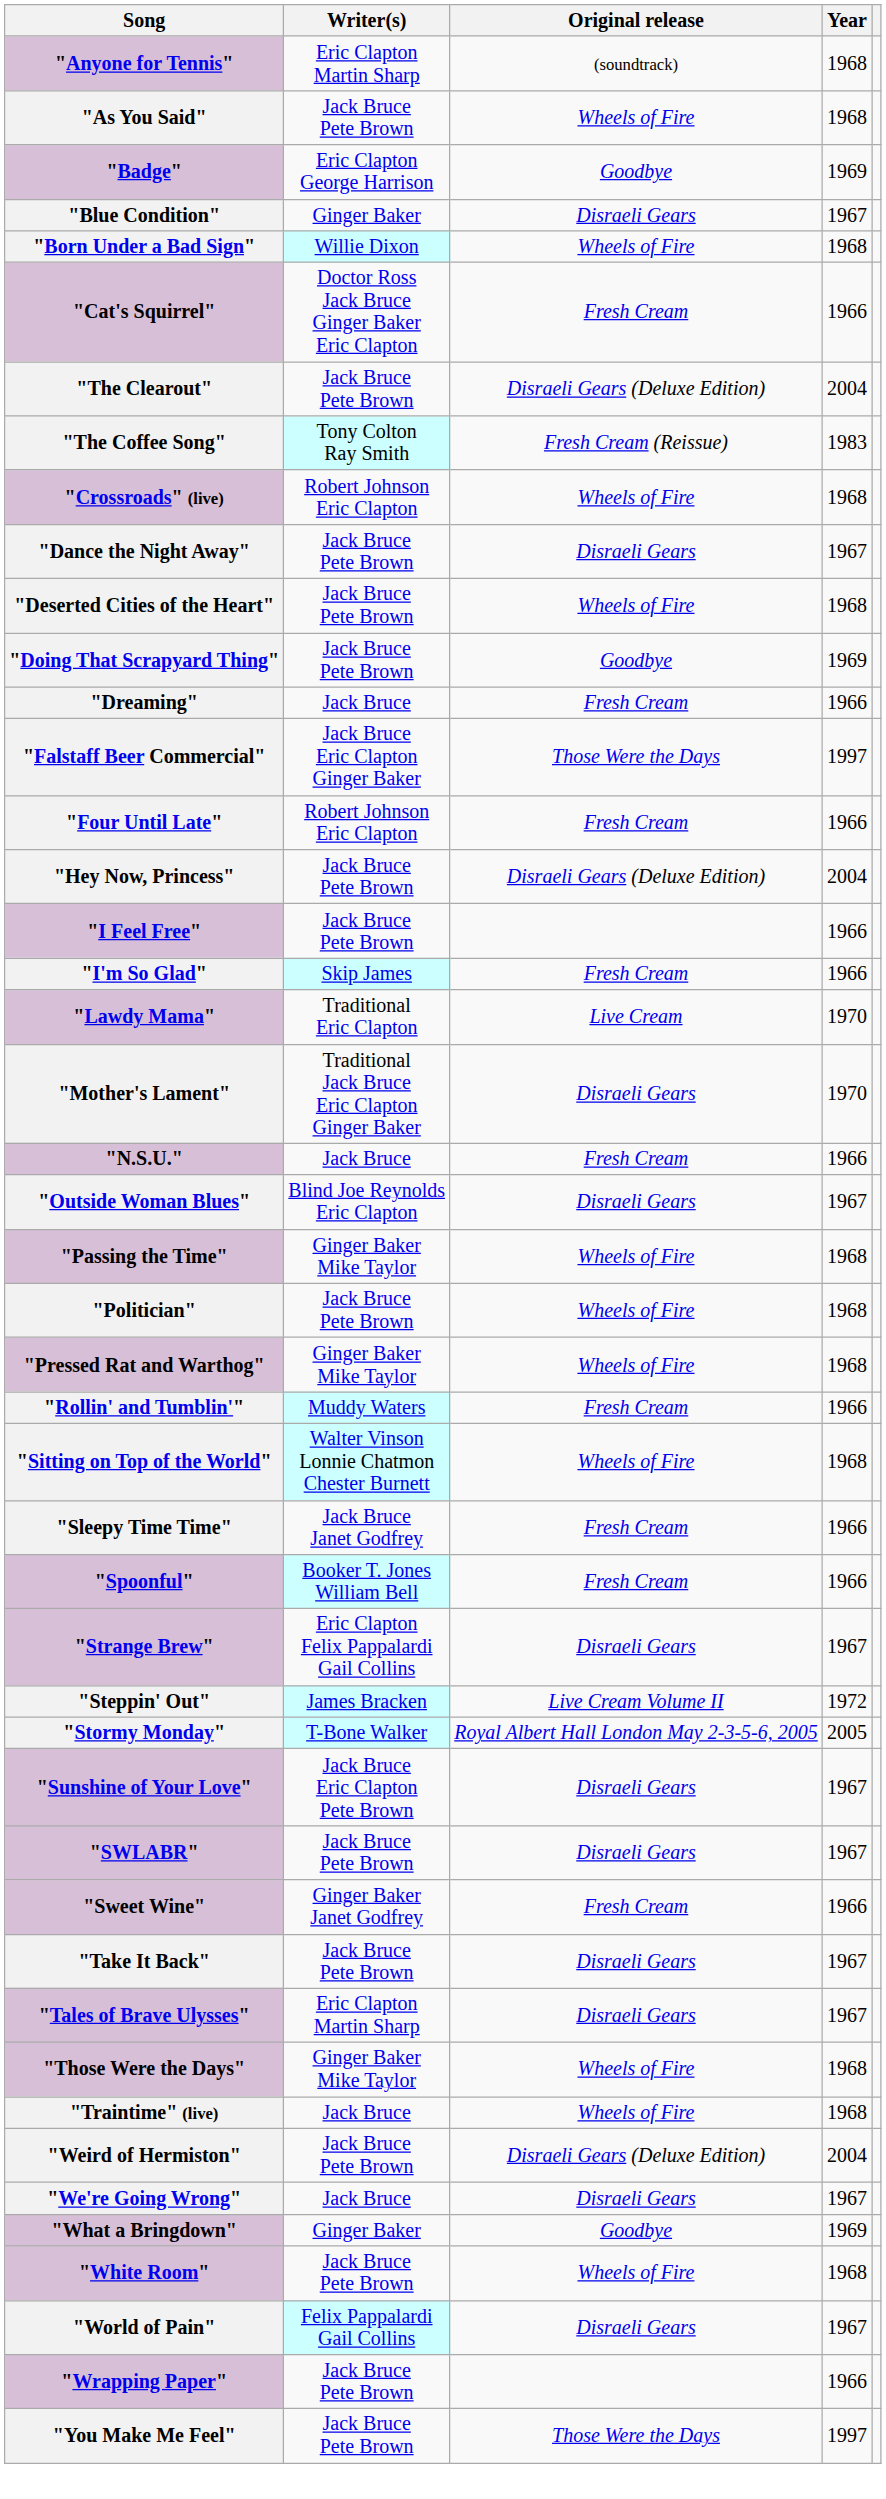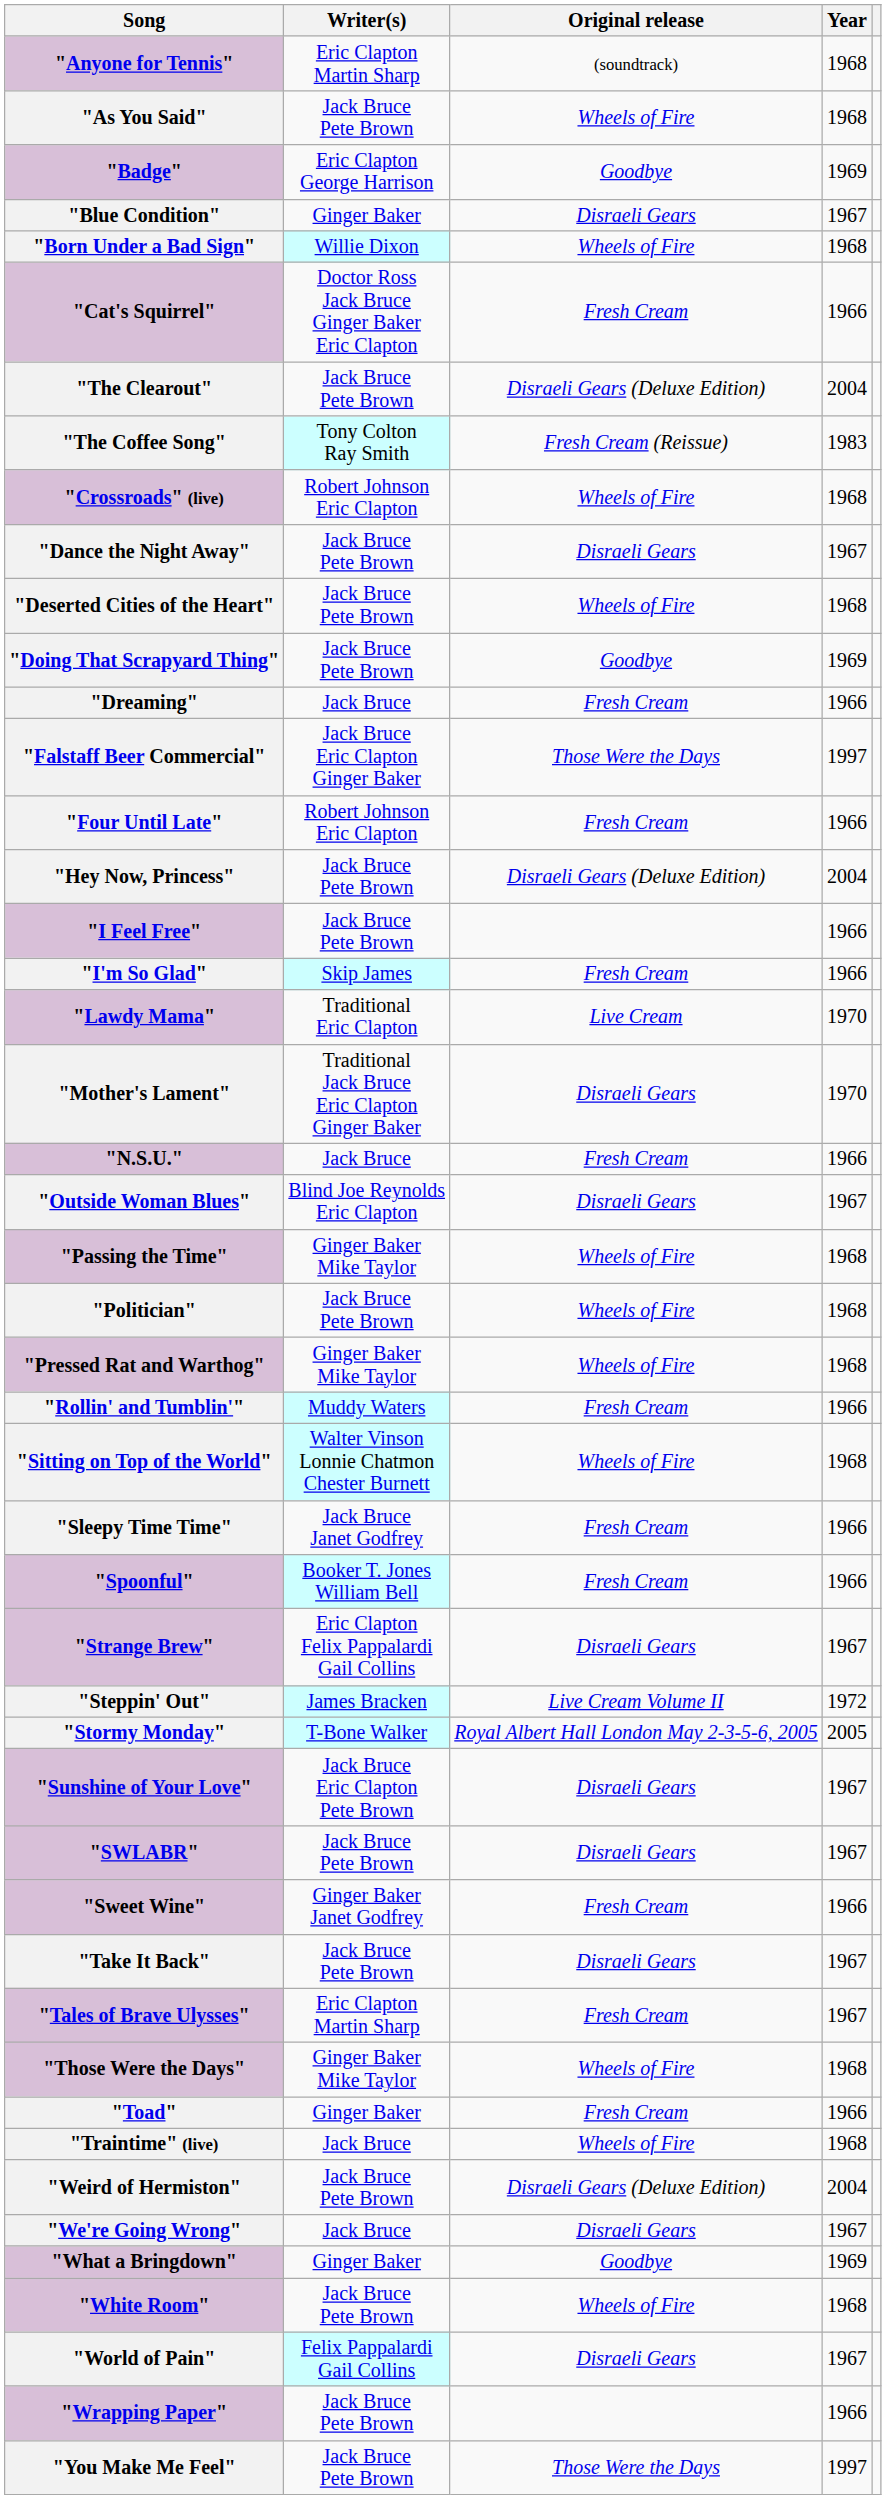(636, 2015) Disraeli Gears -> (636, 2015) Fresh Cream
+ row: (144, 2112)
